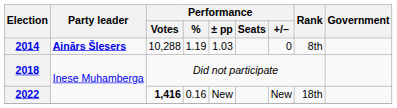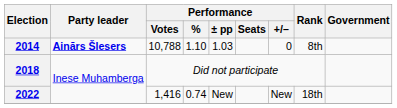(165, 46) 10,288 -> (165, 46) 10,788
(196, 46) 1.19 -> (196, 46) 1.10
(168, 94) bold -> (168, 94) normal
(196, 94) 0.16 -> (196, 94) 0.74
